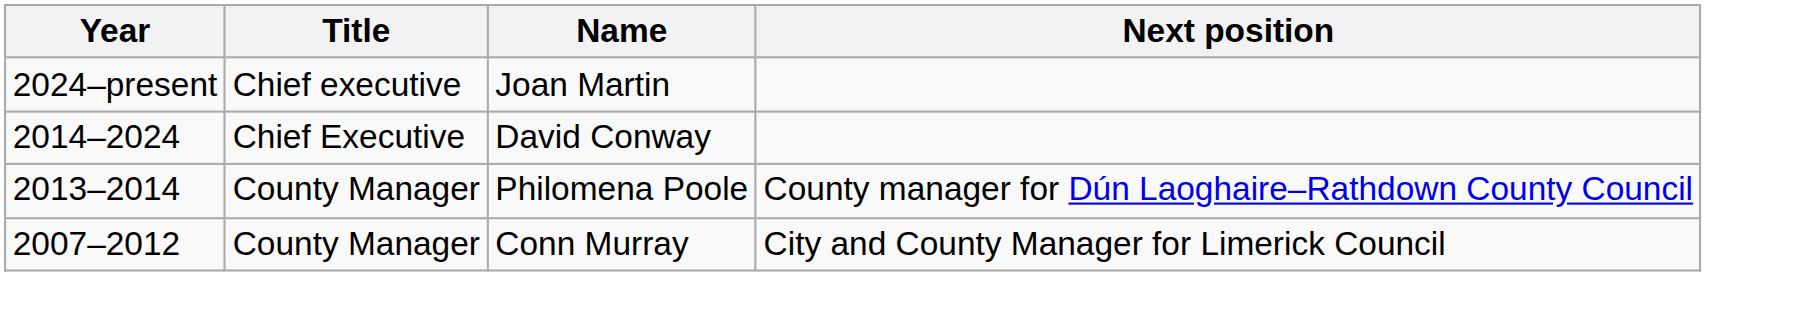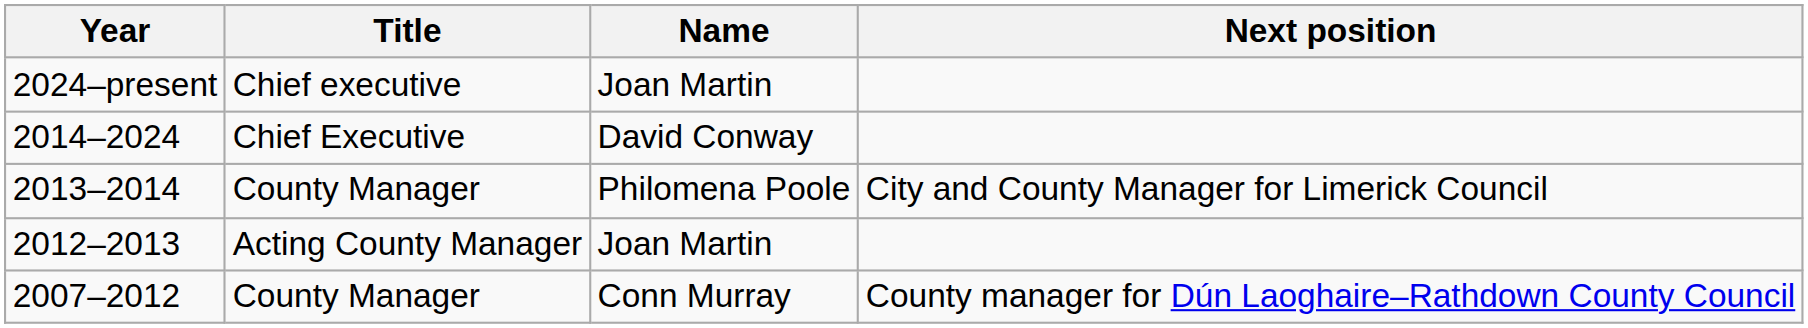(1228, 190) County manager for Dún Laoghaire–Rathdown County Council -> (1207, 190) City and County Manager for Limerick Council
+ row: (96, 243)
(1105, 243) City and County Manager for Limerick Council -> (1331, 296) County manager for Dún Laoghaire–Rathdown County Council
